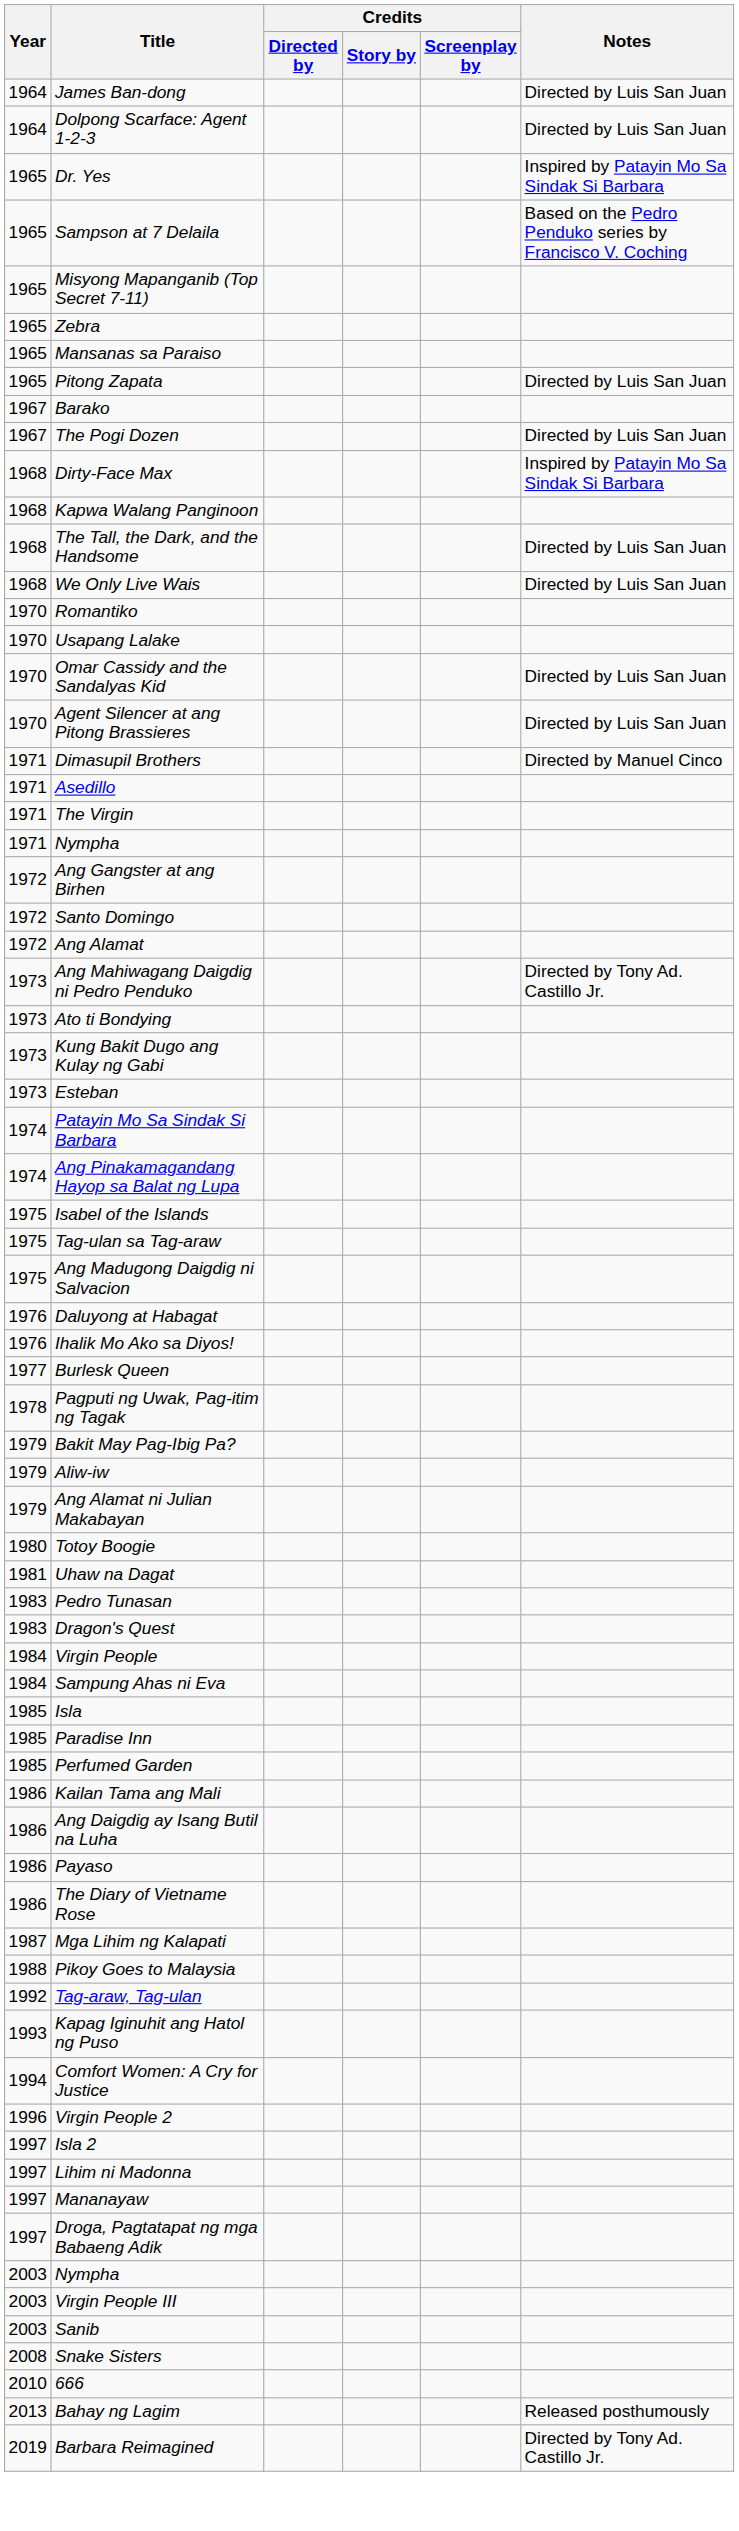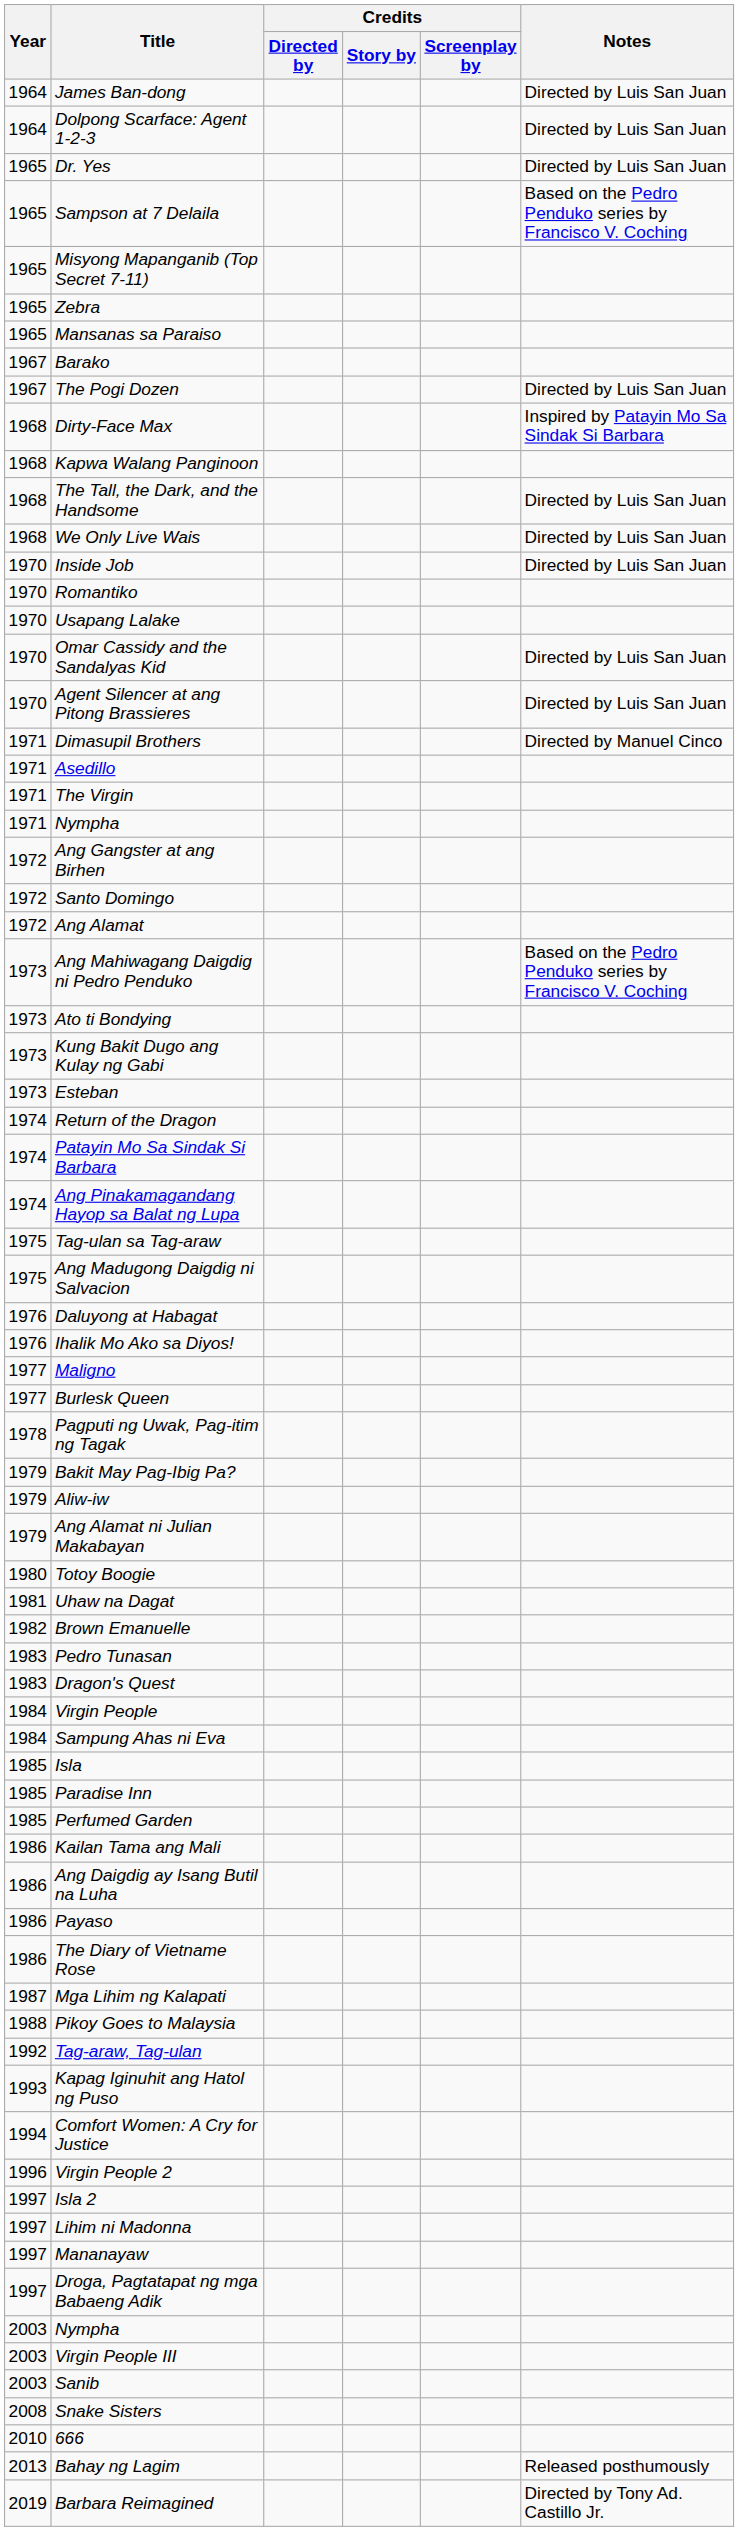(625, 176) Inspired by Patayin Mo Sa Sindak Si Barbara -> (625, 166) Directed by Luis San Juan
- row: (28, 381)
+ row: (28, 565)
(604, 981) Directed by Tony Ad. Castillo Jr. -> (606, 971) Based on the Pedro Penduko series by Francisco V. Coching
+ row: (28, 1120)
- row: (28, 1214)
+ row: (28, 1370)
+ row: (28, 1628)
